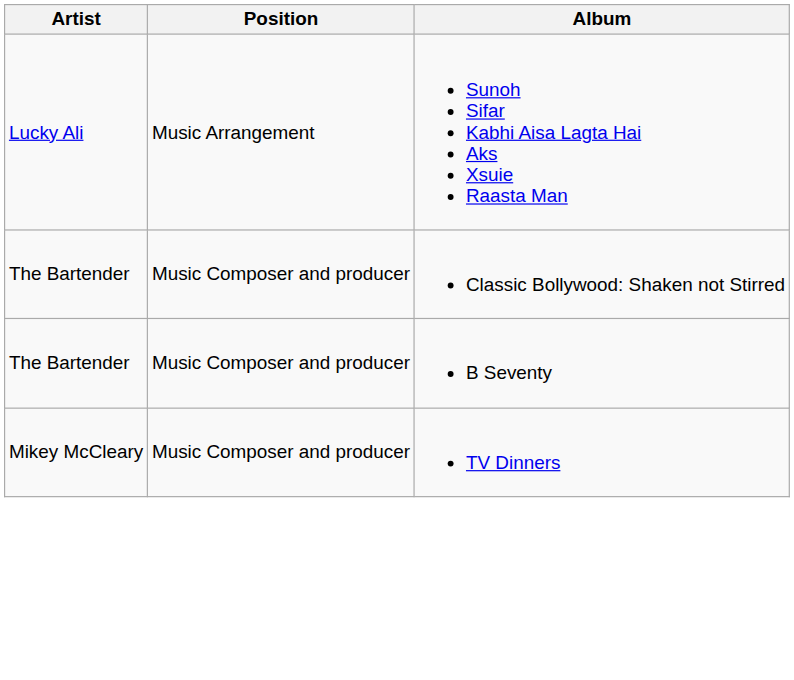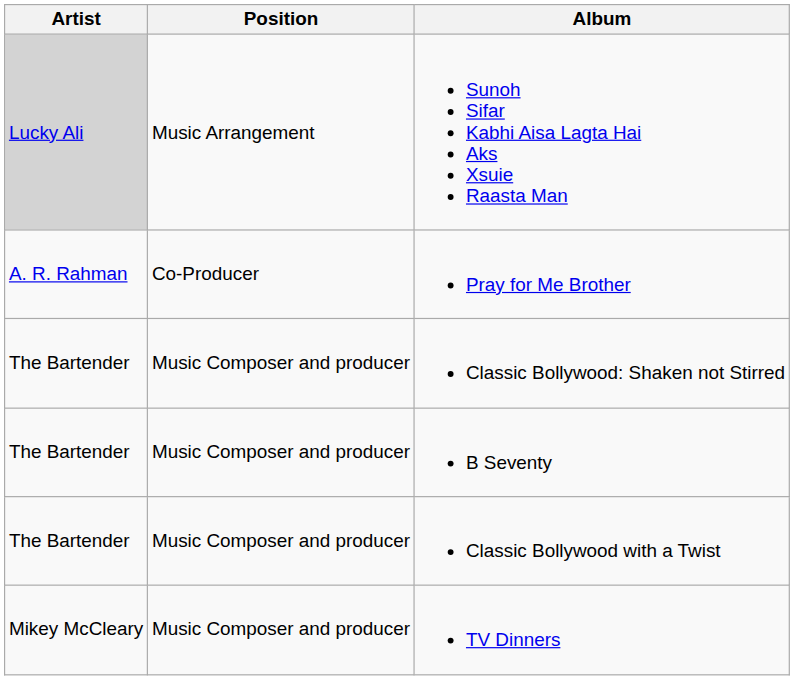(46, 132) no background -> (46, 132) lightgrey background
+ row: (602, 285)
+ row: (602, 552)
